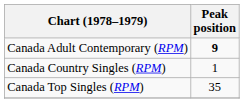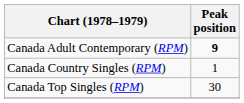(215, 87) 35 -> (215, 87) 30
